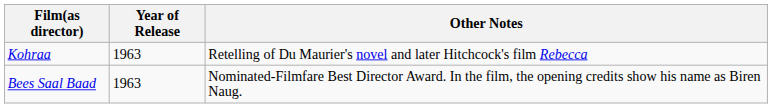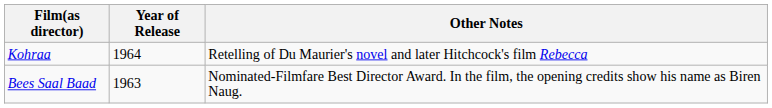(127, 53) 1963 -> (127, 53) 1964
